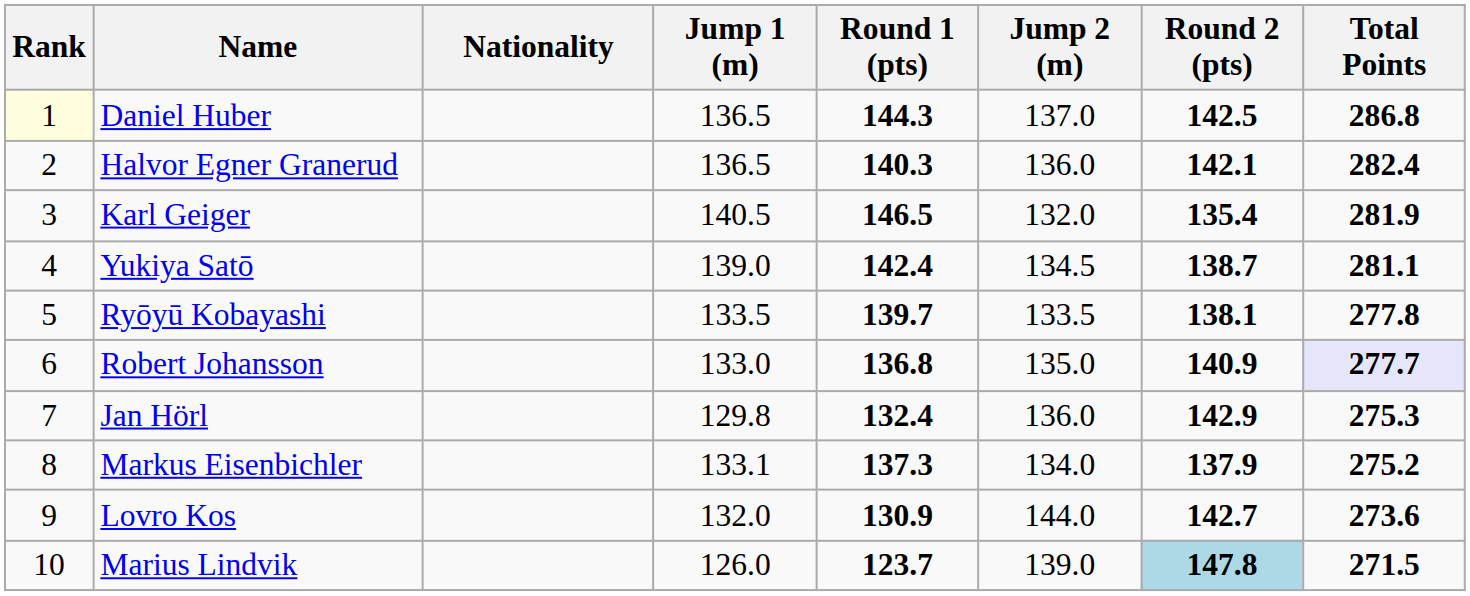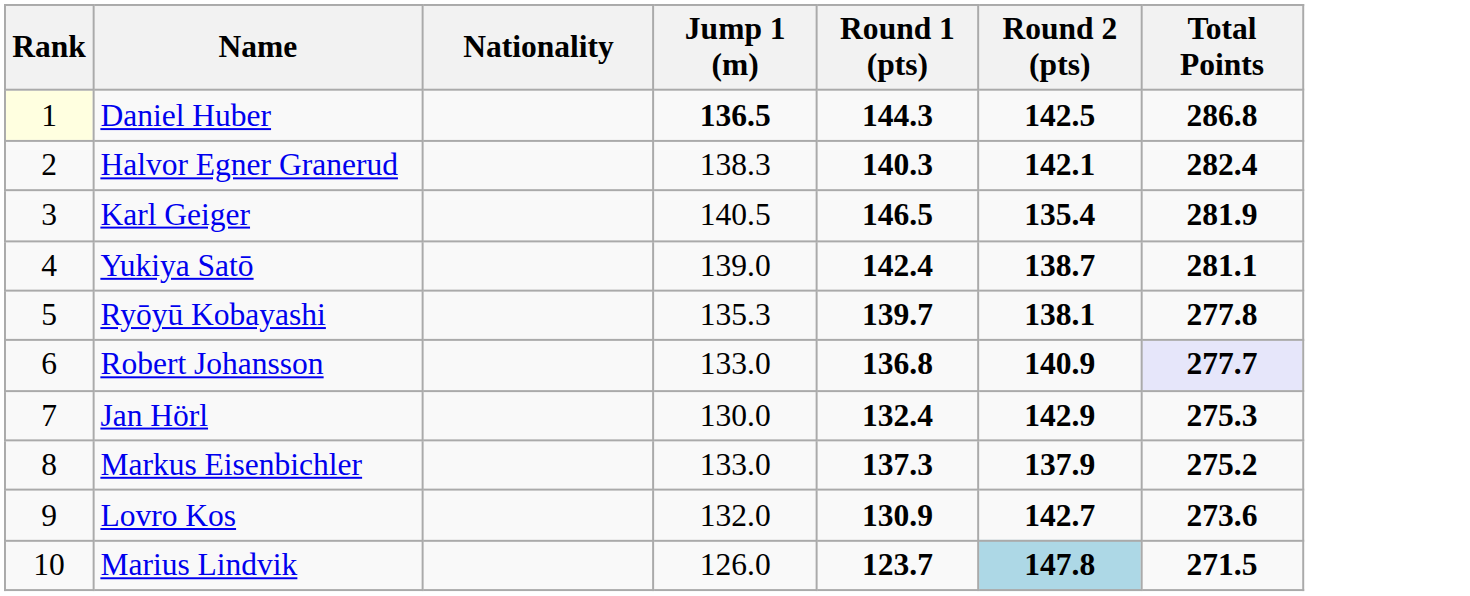- column: (1060, 47)
(735, 114) normal -> (735, 114) bold
(735, 164) 136.5 -> (735, 164) 138.3
(735, 314) 133.5 -> (735, 314) 135.3
(735, 414) 129.8 -> (735, 414) 130.0
(735, 464) 133.1 -> (735, 464) 133.0
